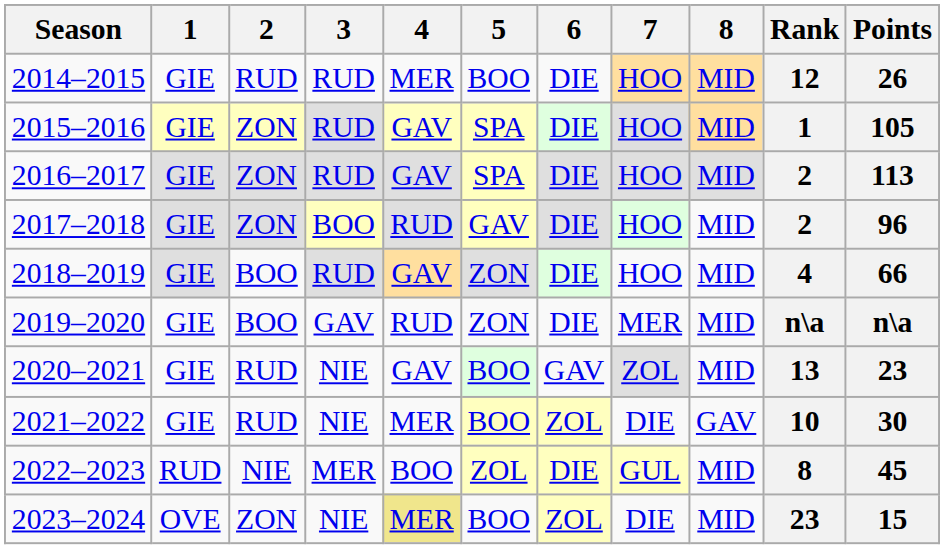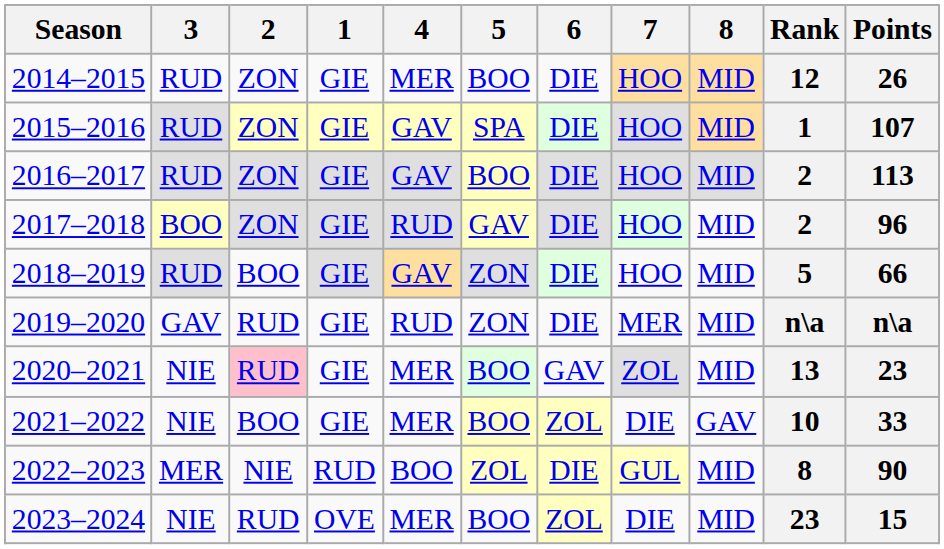columns swapped: (190, 29) <-> (344, 29)
(267, 77) RUD -> (268, 77) ZON
(892, 126) 105 -> (892, 126) 107
(499, 175) SPA -> (499, 175) BOO
(805, 273) 4 -> (805, 273) 5
(267, 322) BOO -> (268, 322) RUD
(267, 371) no background -> (268, 371) pink background
(422, 371) GAV -> (422, 371) MER
(267, 420) RUD -> (268, 420) BOO
(892, 420) 30 -> (892, 420) 33
(892, 468) 45 -> (892, 468) 90
(266, 517) ZON -> (268, 517) RUD
(422, 517) khaki background -> (422, 517) no background
